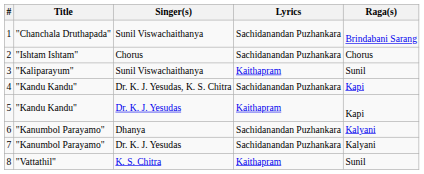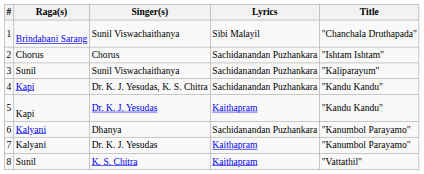columns swapped: (63, 12) <-> (381, 12)
(289, 34) Sachidanandan Puzhankara -> (236, 34) Sibi Malayil
(259, 71) Kaithapram -> (265, 71) Sachidanandan Puzhankara
(289, 145) Sachidanandan Puzhankara -> (235, 145) Kaithapram
